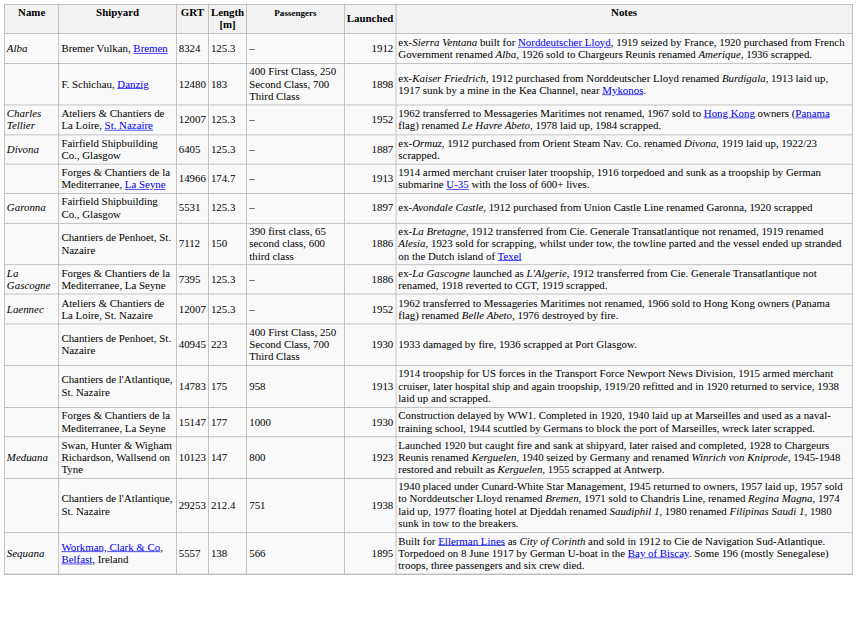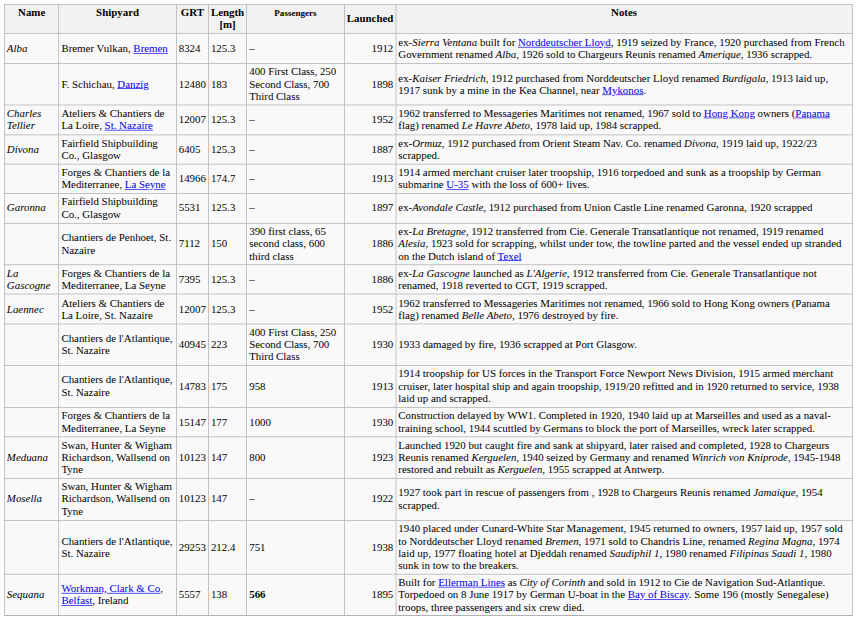(116, 344) Chantiers de Penhoet, St. Nazaire -> (117, 344) Chantiers de l'Atlantique, St. Nazaire
+ row: (24, 499)
(257, 553) normal -> (257, 595) bold
